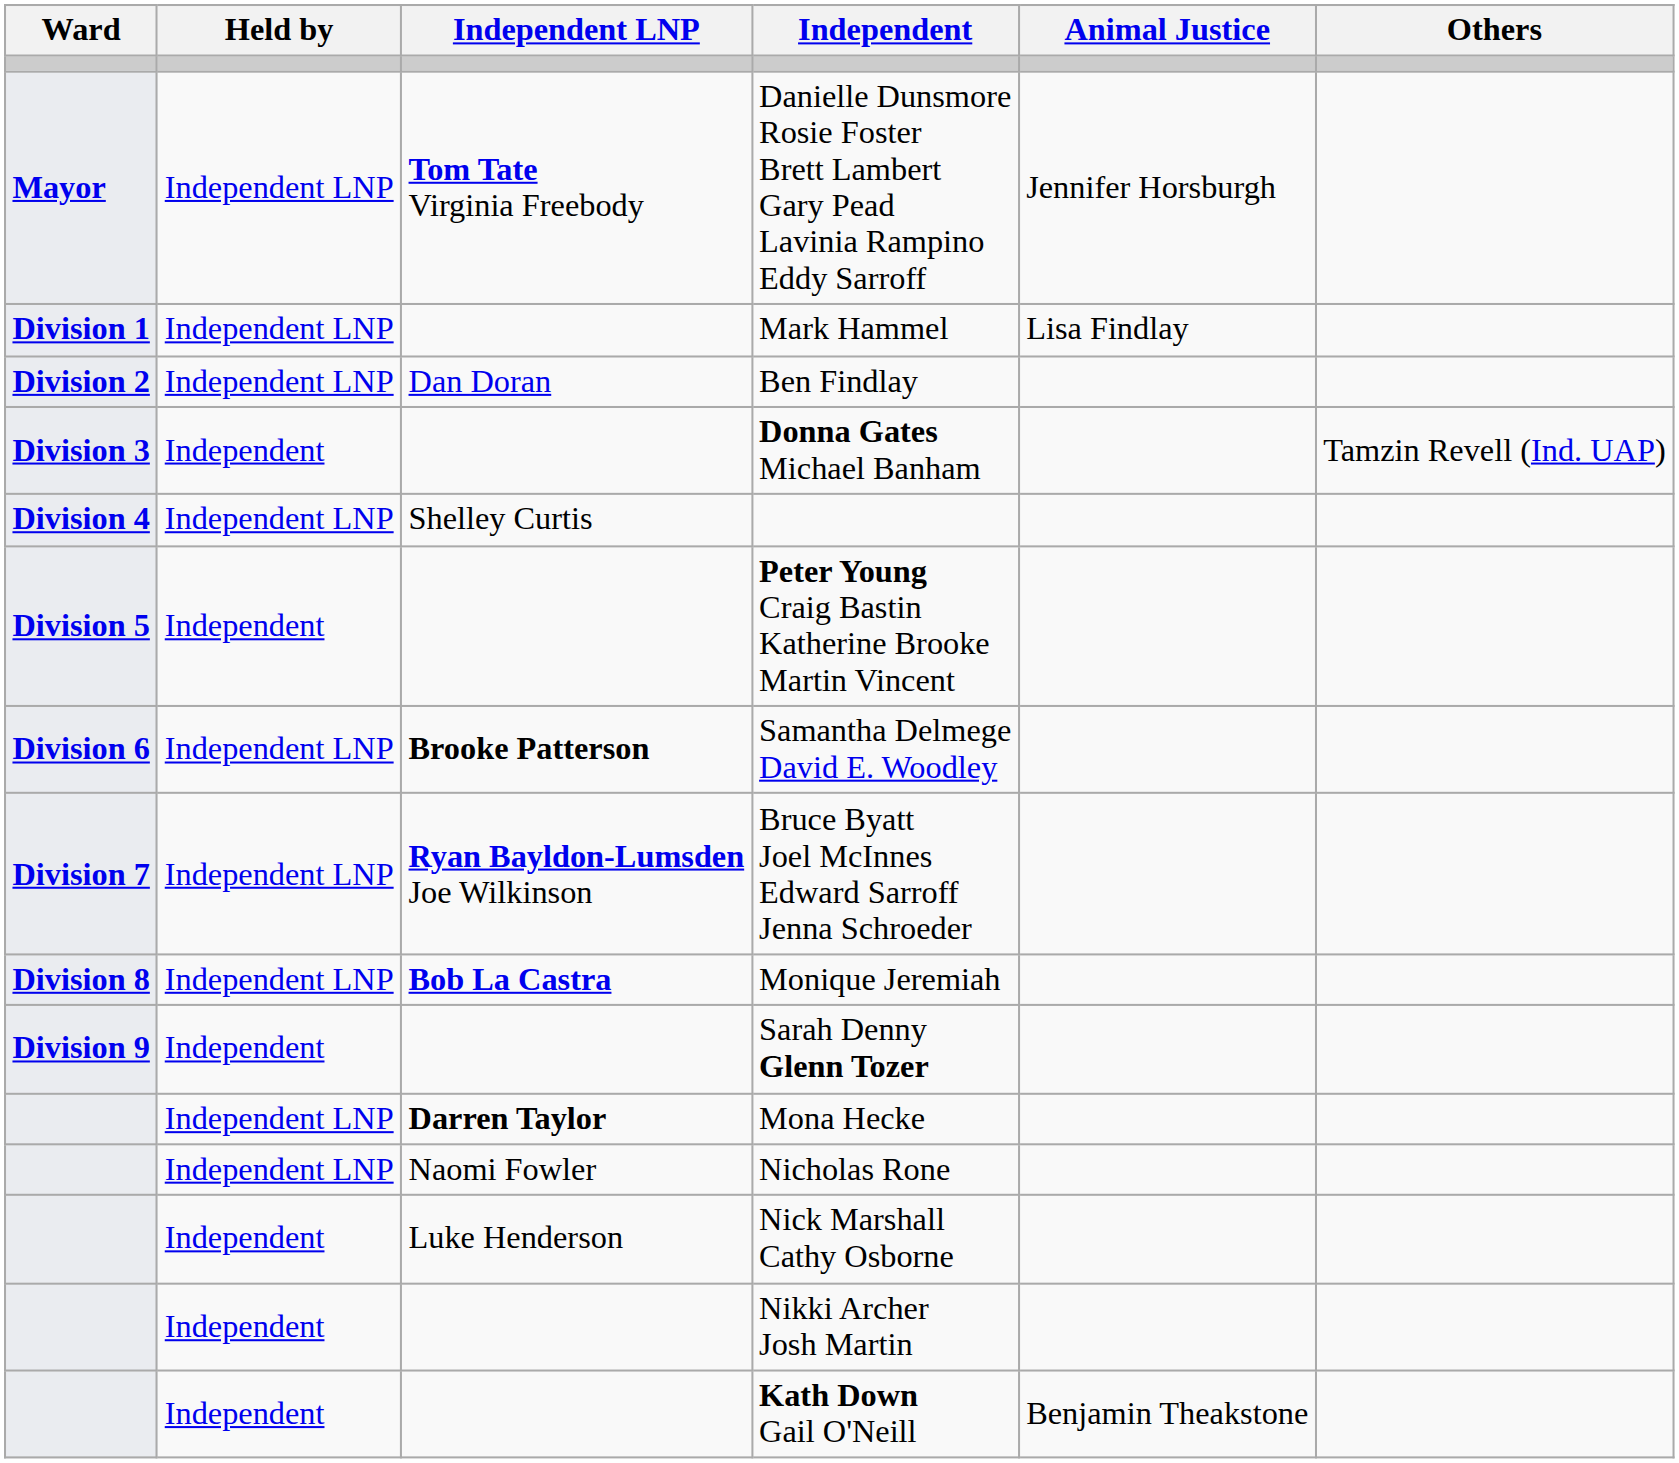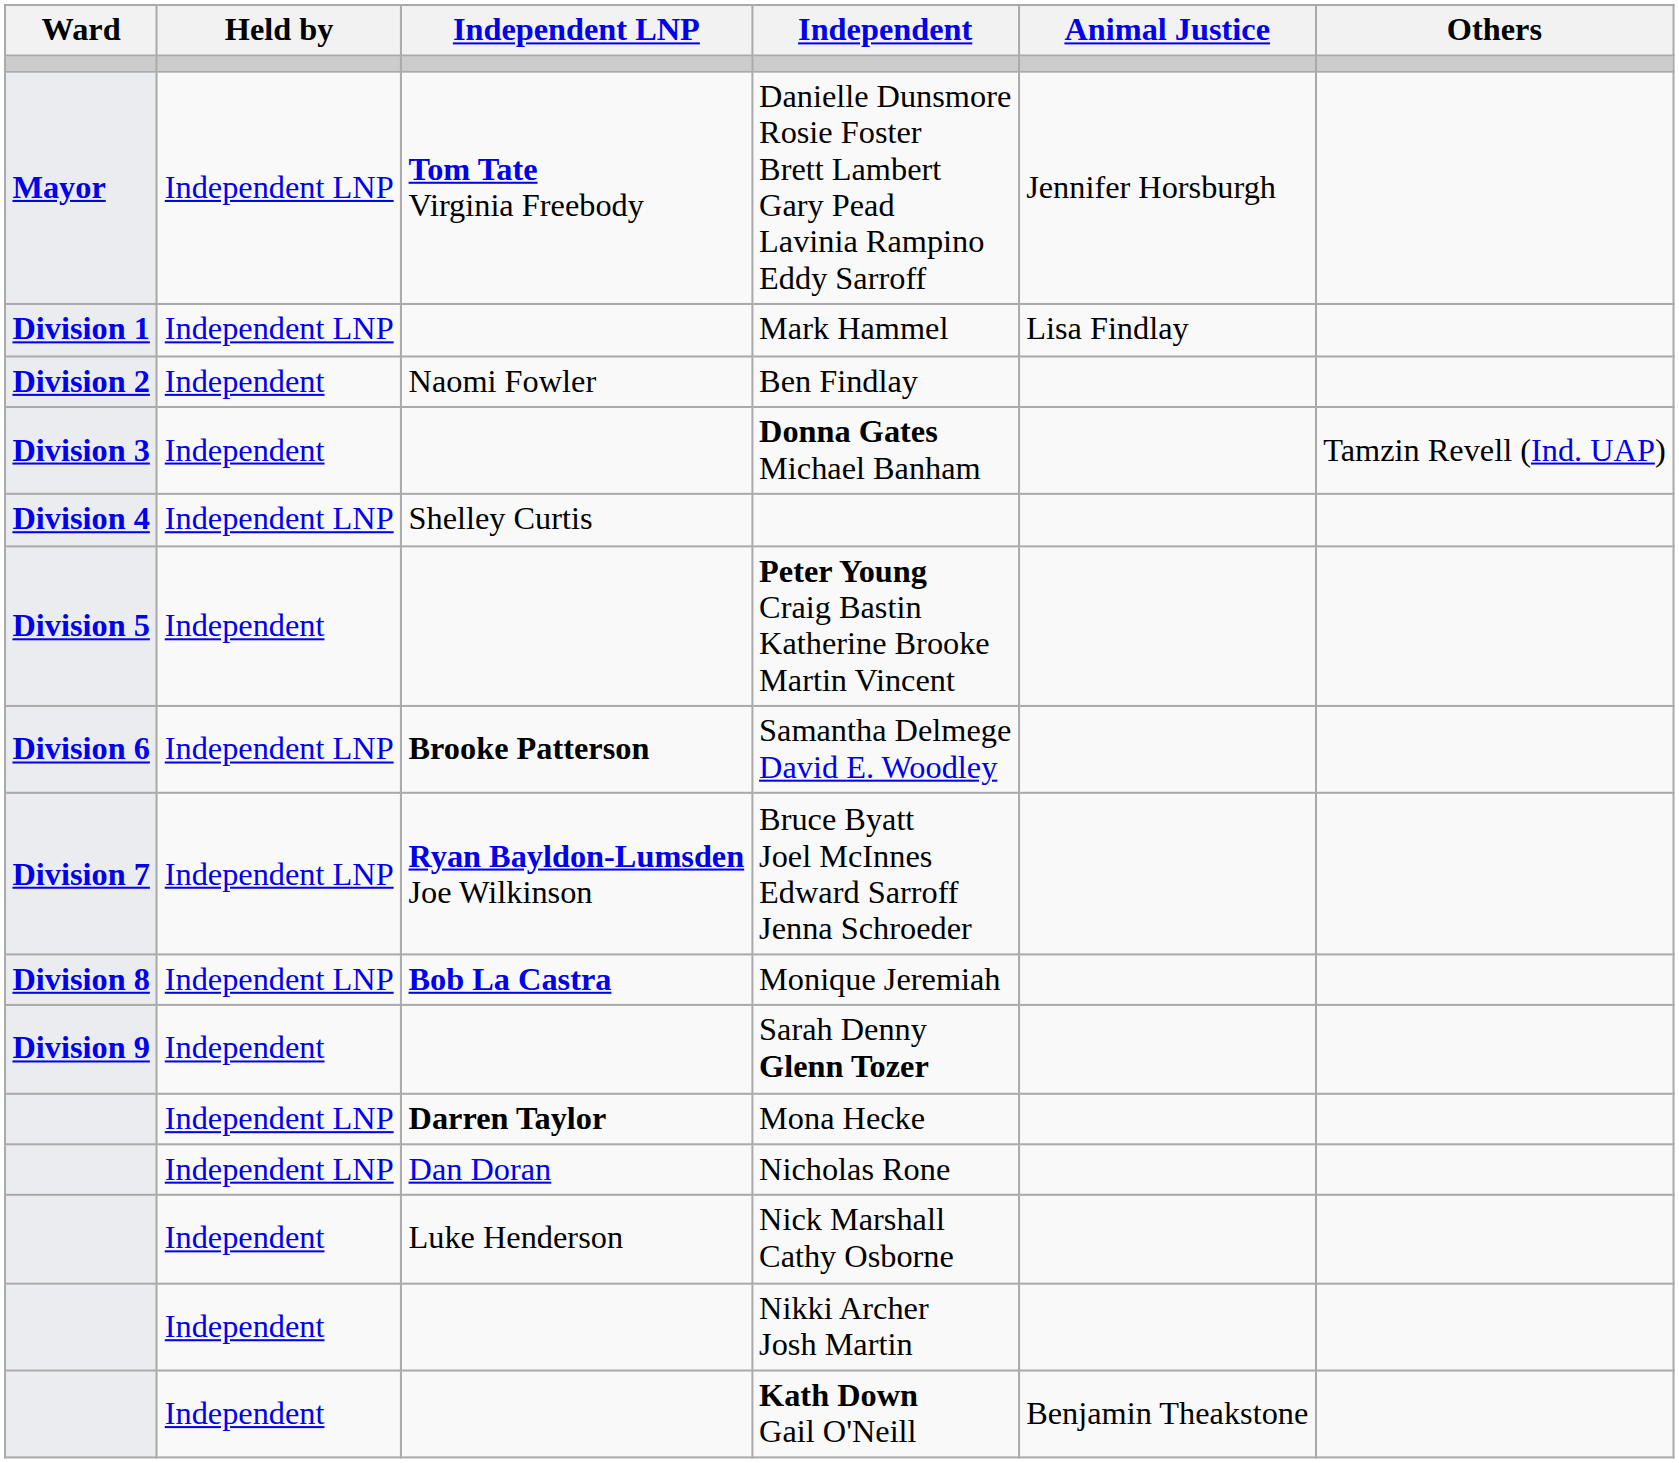(279, 380) Independent LNP -> (245, 380) Independent
(480, 380) Dan Doran -> (502, 380) Naomi Fowler
(502, 1169) Naomi Fowler -> (480, 1169) Dan Doran
